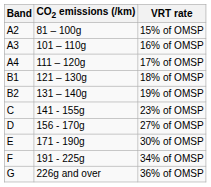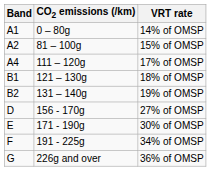+ row: (172, 30)
- row: (172, 46)
- row: (172, 110)
